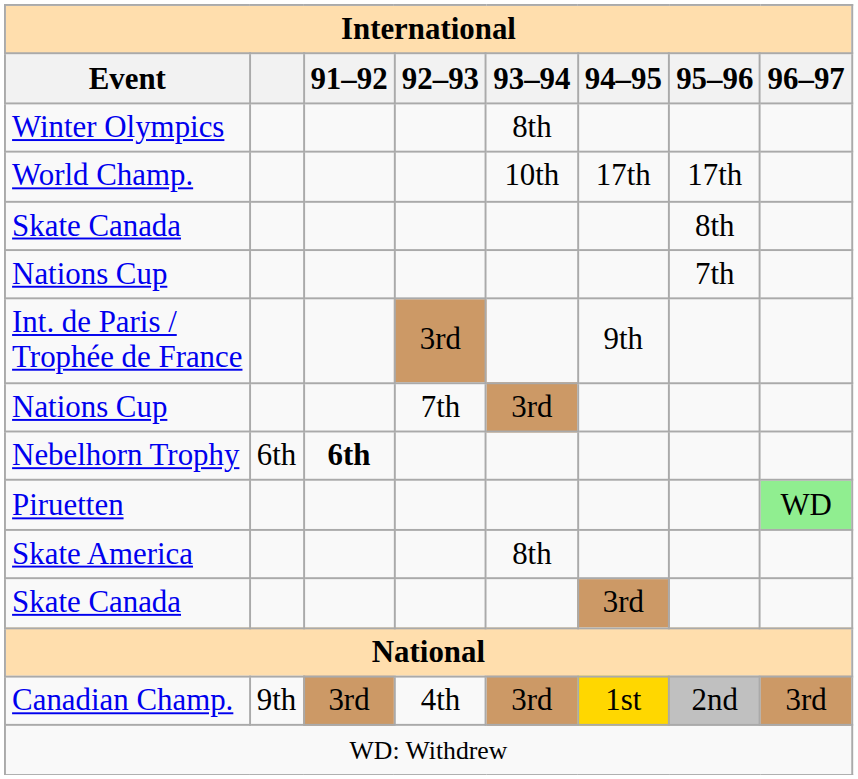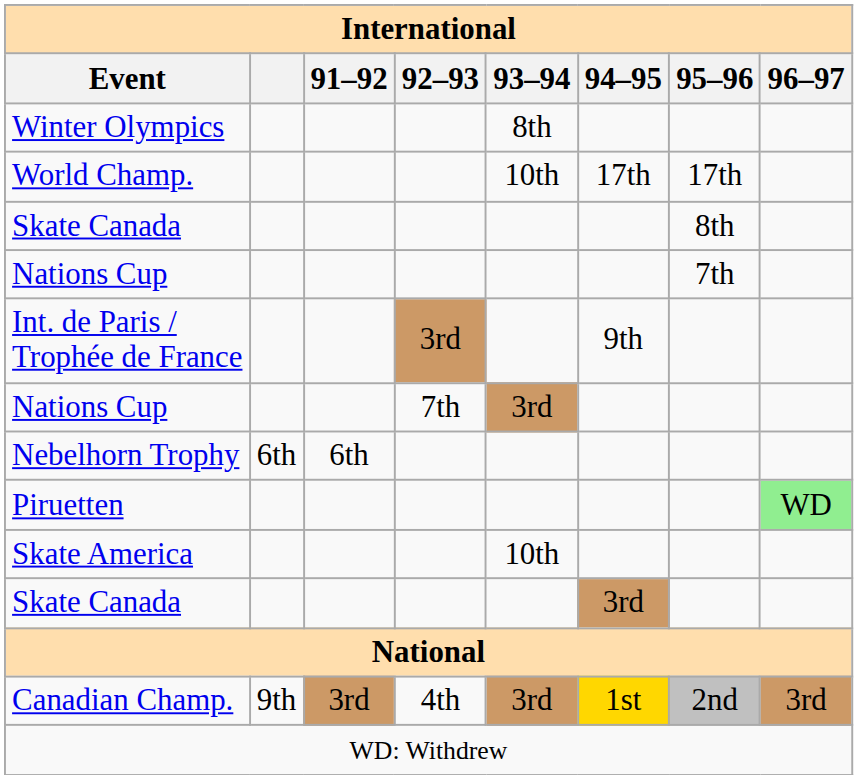(349, 455) bold -> (349, 455) normal
(532, 553) 8th -> (532, 553) 10th
